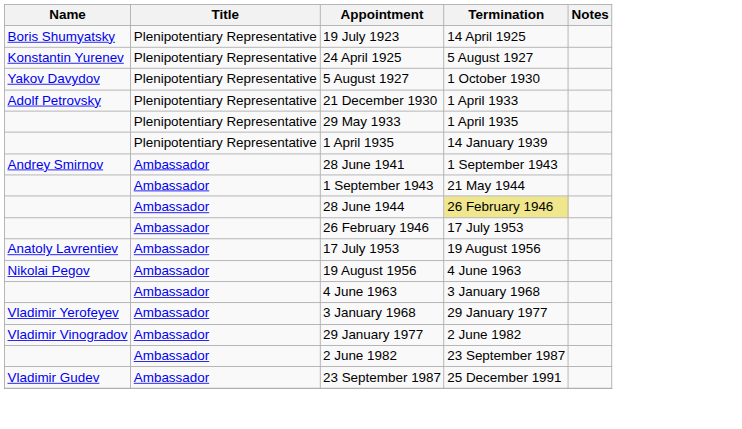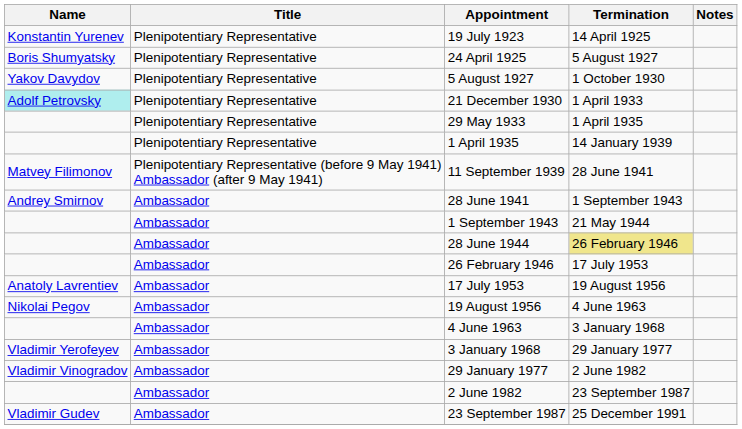(61, 36) Boris Shumyatsky -> (66, 36) Konstantin Yurenev
(66, 57) Konstantin Yurenev -> (61, 57) Boris Shumyatsky
(54, 100) no background -> (54, 100) paleturquoise background
+ row: (506, 171)
